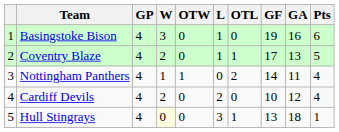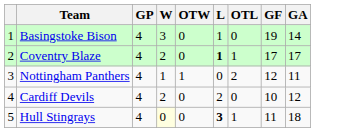- column: (322, 14)
(295, 35) 16 -> (295, 35) 14
(219, 55) normal -> (219, 55) bold
(295, 55) 13 -> (295, 55) 17
(271, 76) 14 -> (271, 76) 12
(219, 117) normal -> (219, 117) bold
(271, 117) 13 -> (270, 117) 11
